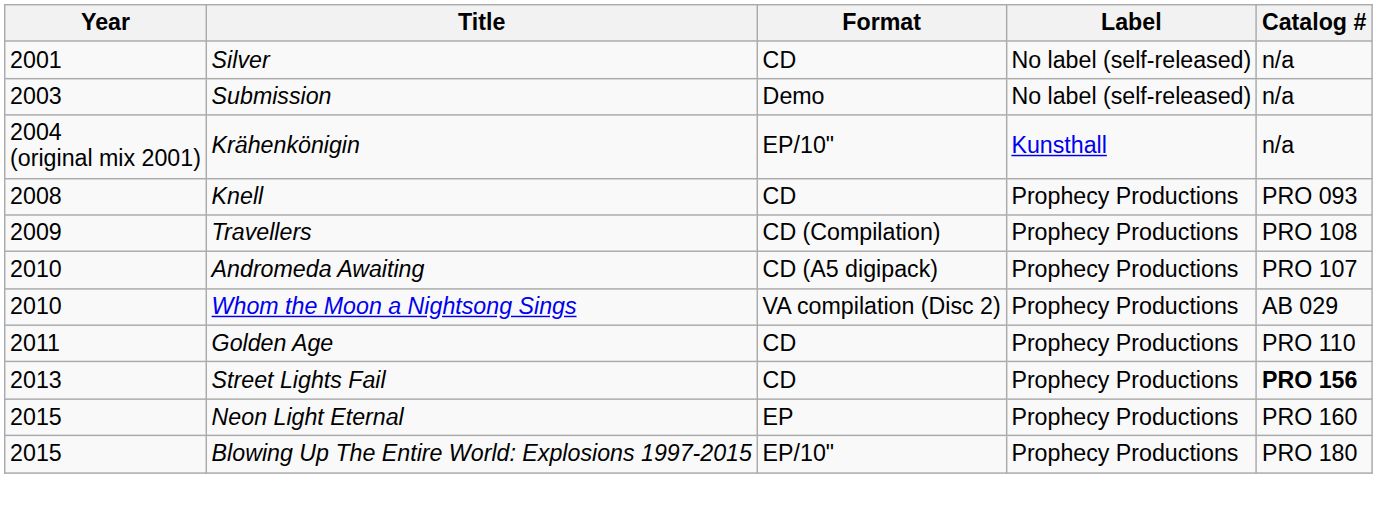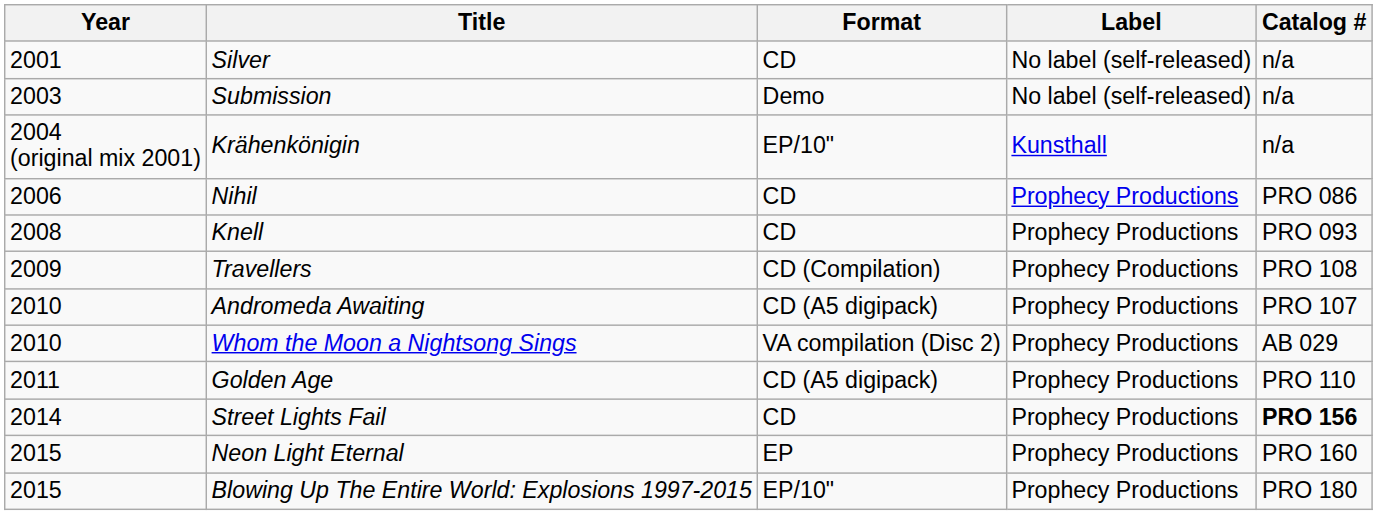+ row: (234, 196)
(779, 343) CD -> (850, 380) CD (A5 digipack)
(36, 380) 2013 -> (36, 416) 2014
